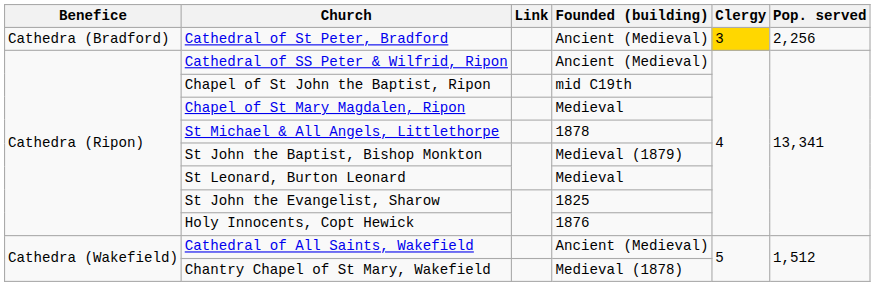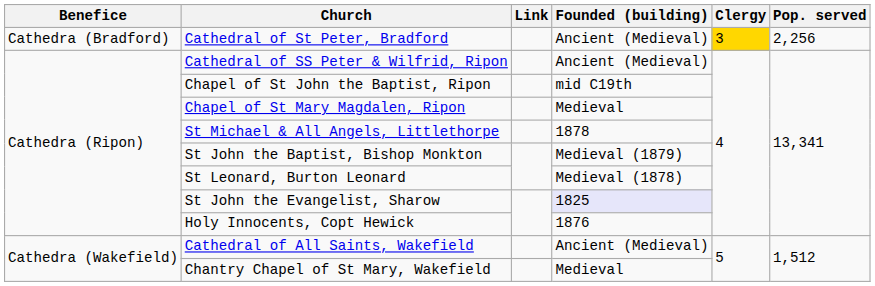(589, 178) Medieval -> (619, 178) Medieval (1878)
(572, 201) no background -> (572, 201) lavender background
(619, 270) Medieval (1878) -> (589, 270) Medieval
